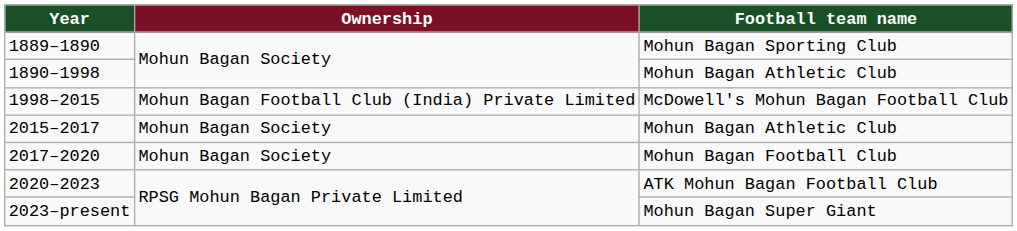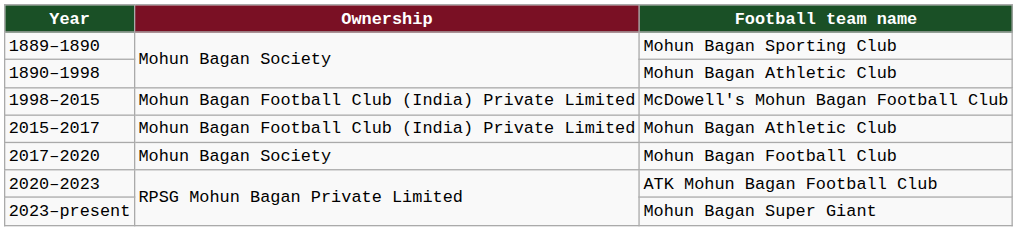(235, 129) Mohun Bagan Society -> (387, 129) Mohun Bagan Football Club (India) Private Limited
